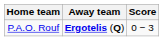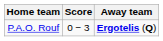columns swapped: (143, 12) <-> (94, 12)
